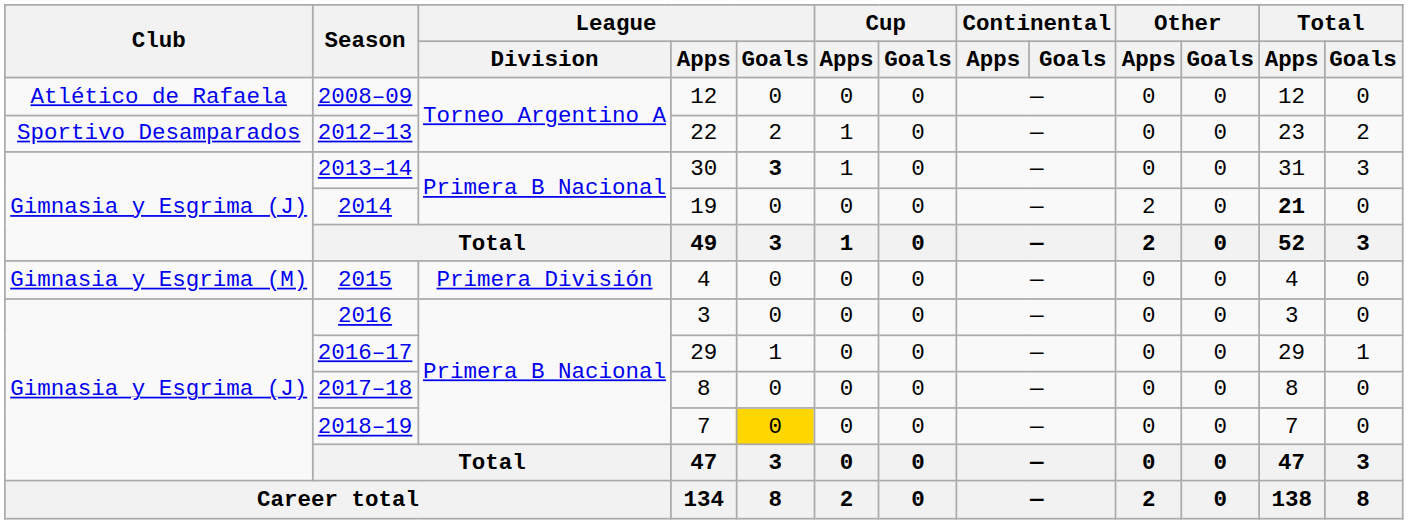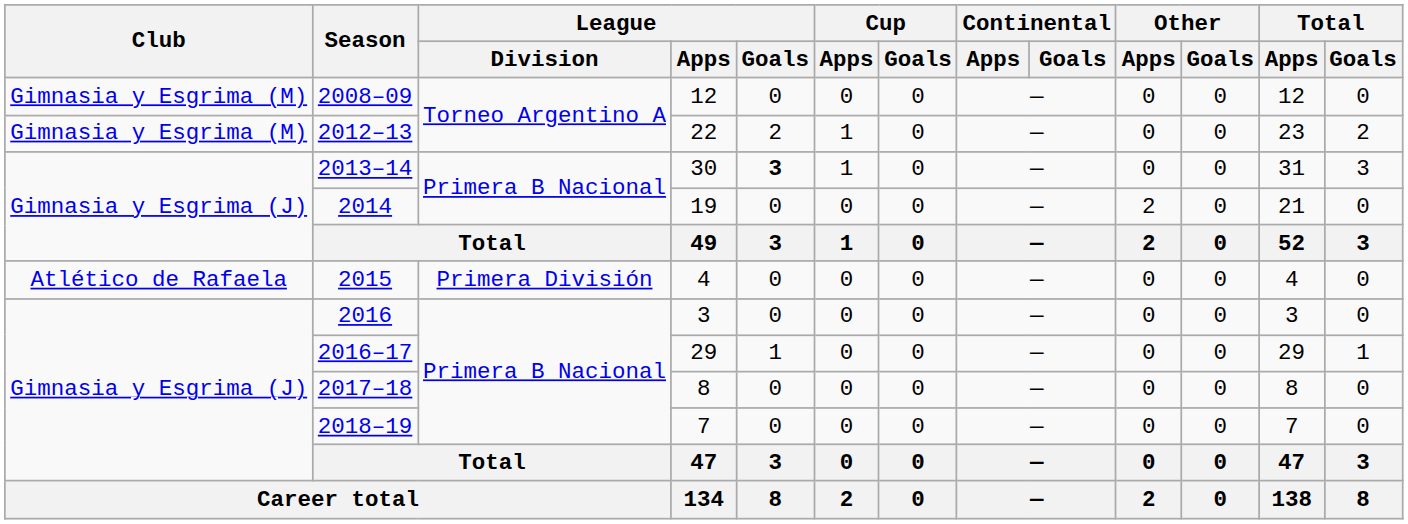(159, 97) Atlético de Rafaela -> (159, 97) Gimnasia y Esgrima (M)
(159, 133) Sportivo Desamparados -> (159, 133) Gimnasia y Esgrima (M)
(1292, 206) bold -> (1292, 206) normal
(159, 280) Gimnasia y Esgrima (M) -> (159, 280) Atlético de Rafaela
(775, 426) gold background -> (775, 426) no background
